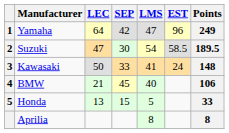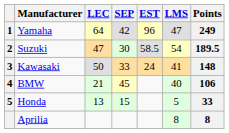columns swapped: (151, 12) <-> (178, 12)
